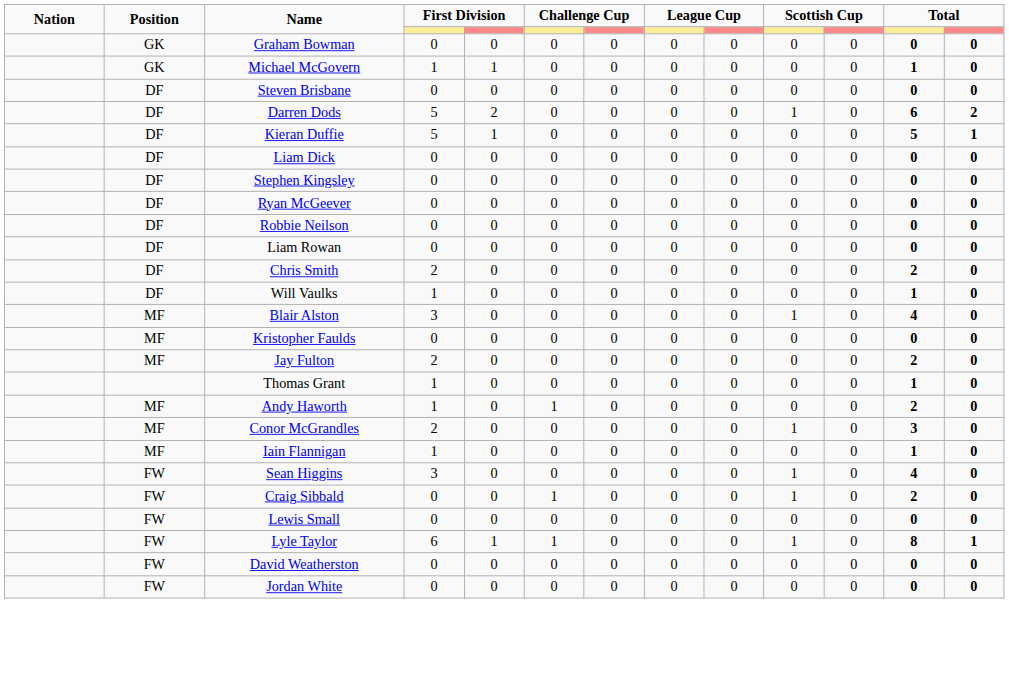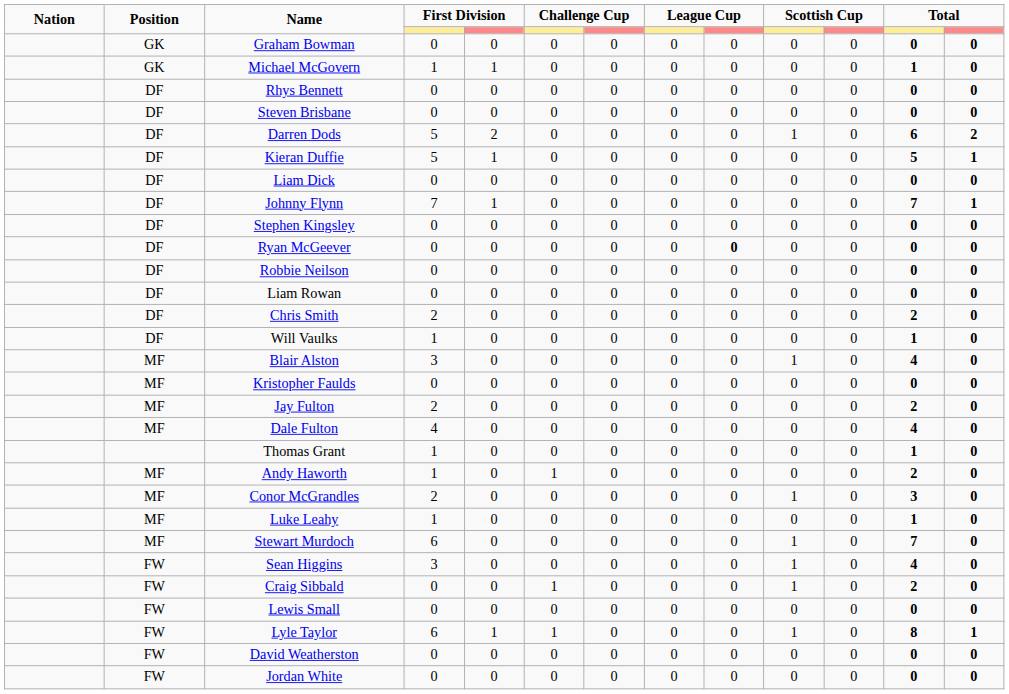+ row: (304, 90)
+ row: (304, 203)
(734, 203) normal -> (734, 248) bold
+ row: (304, 428)
+ row: (304, 519)
+ row: (304, 541)
- row: (304, 451)
